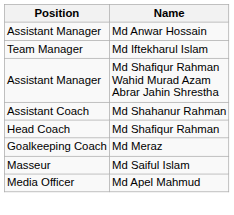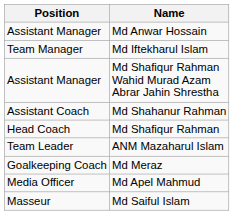+ row: (168, 147)
rows swapped: (156, 183) <-> (151, 165)
